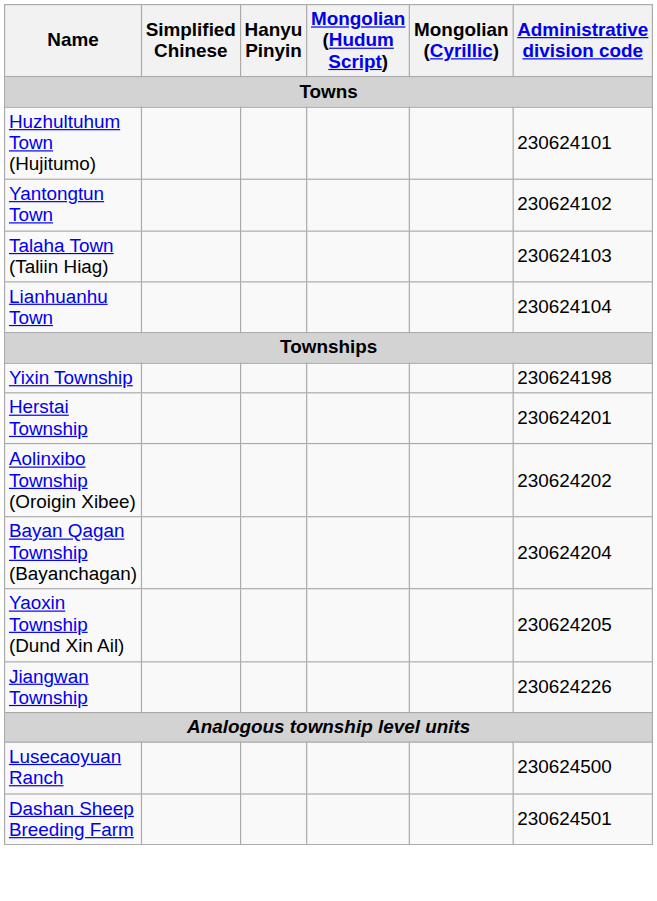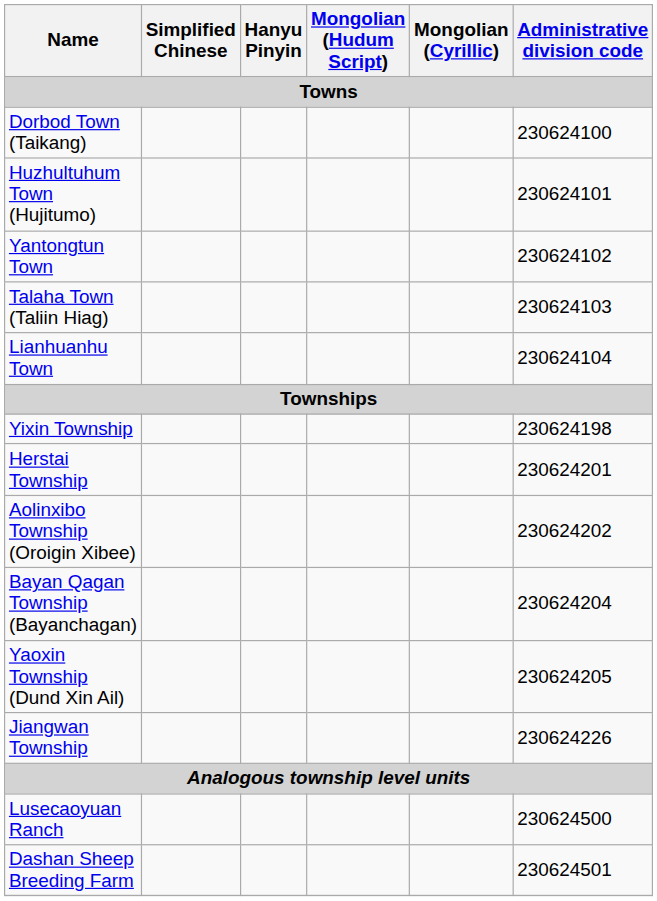+ row: (64, 132)
